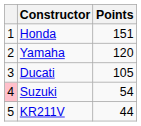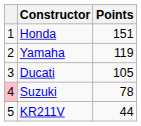(123, 53) 120 -> (124, 53) 119
(127, 92) 54 -> (127, 92) 78
